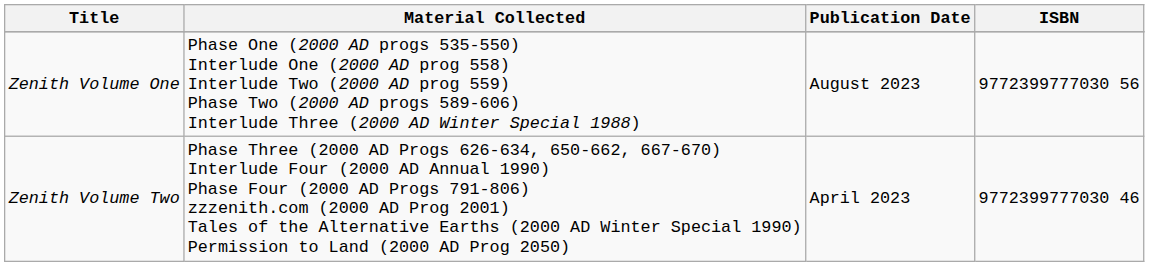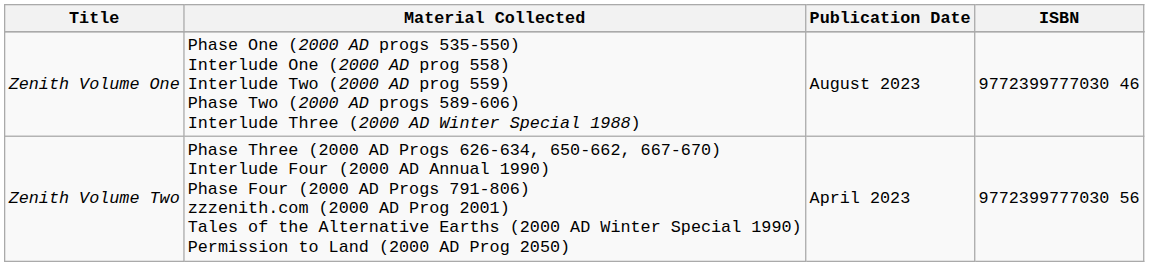(1059, 84) 9772399777030 56 -> (1059, 84) 9772399777030 46
(1059, 199) 9772399777030 46 -> (1059, 199) 9772399777030 56
